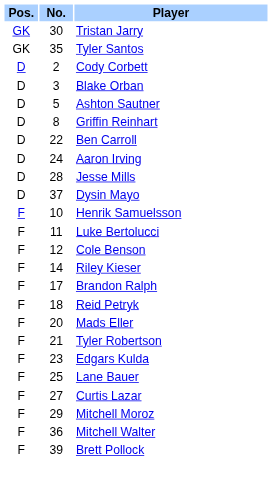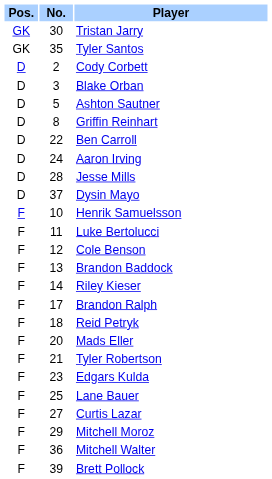+ row: (124, 268)
